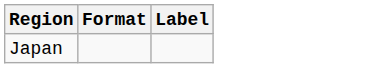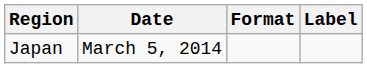+ column: (152, 19)
